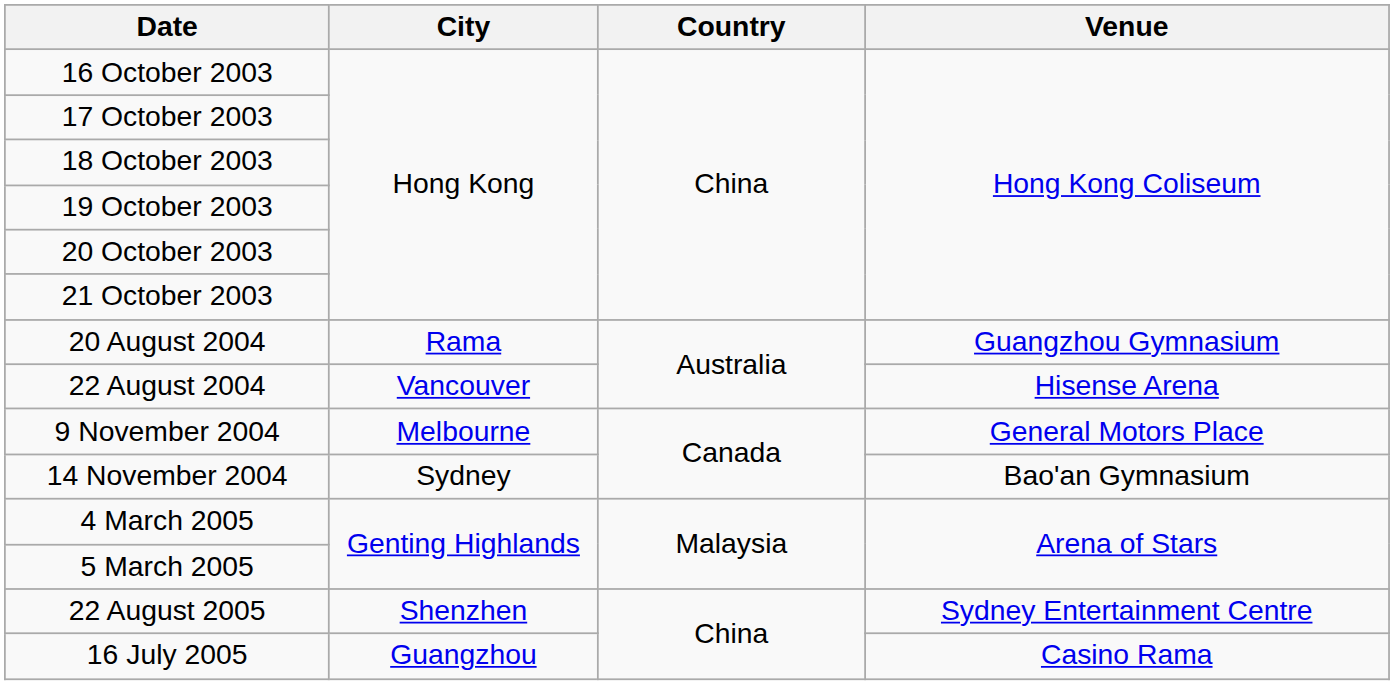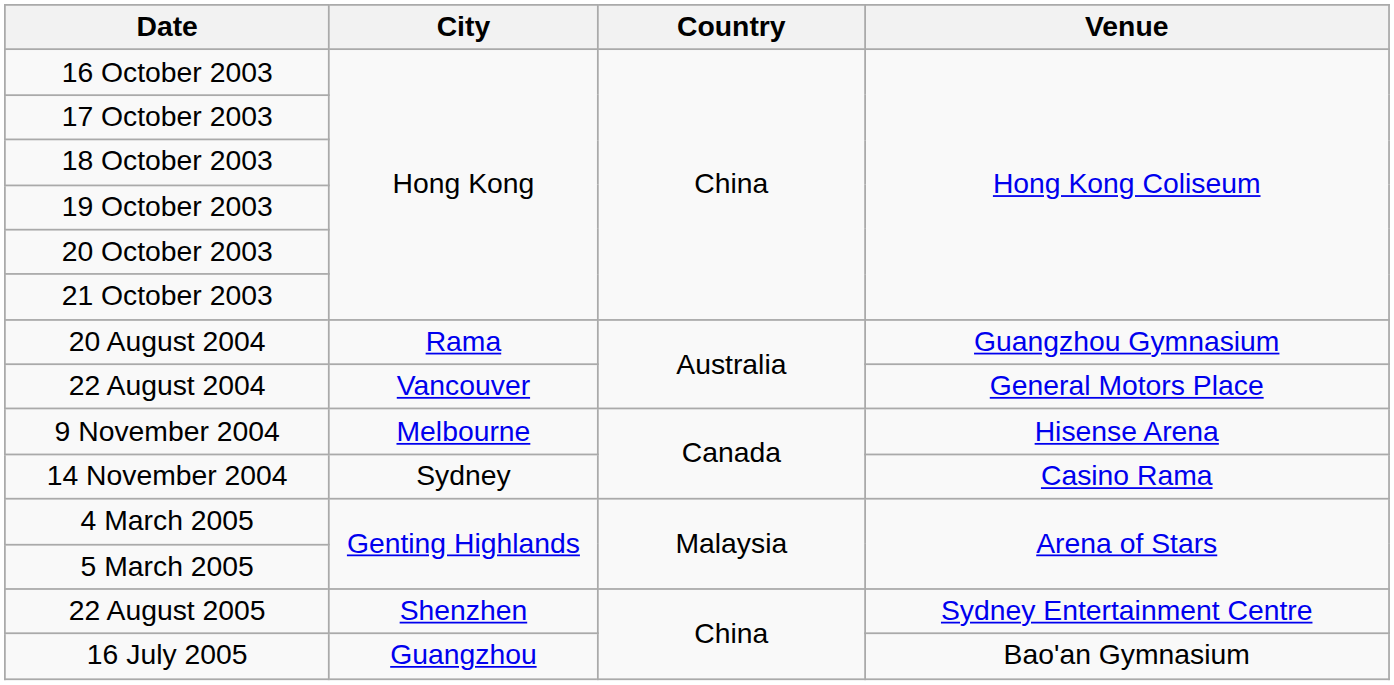(1127, 386) Hisense Arena -> (1127, 386) General Motors Place
(1127, 431) General Motors Place -> (1127, 431) Hisense Arena
(1127, 476) Bao'an Gymnasium -> (1127, 476) Casino Rama
(1127, 655) Casino Rama -> (1127, 655) Bao'an Gymnasium
